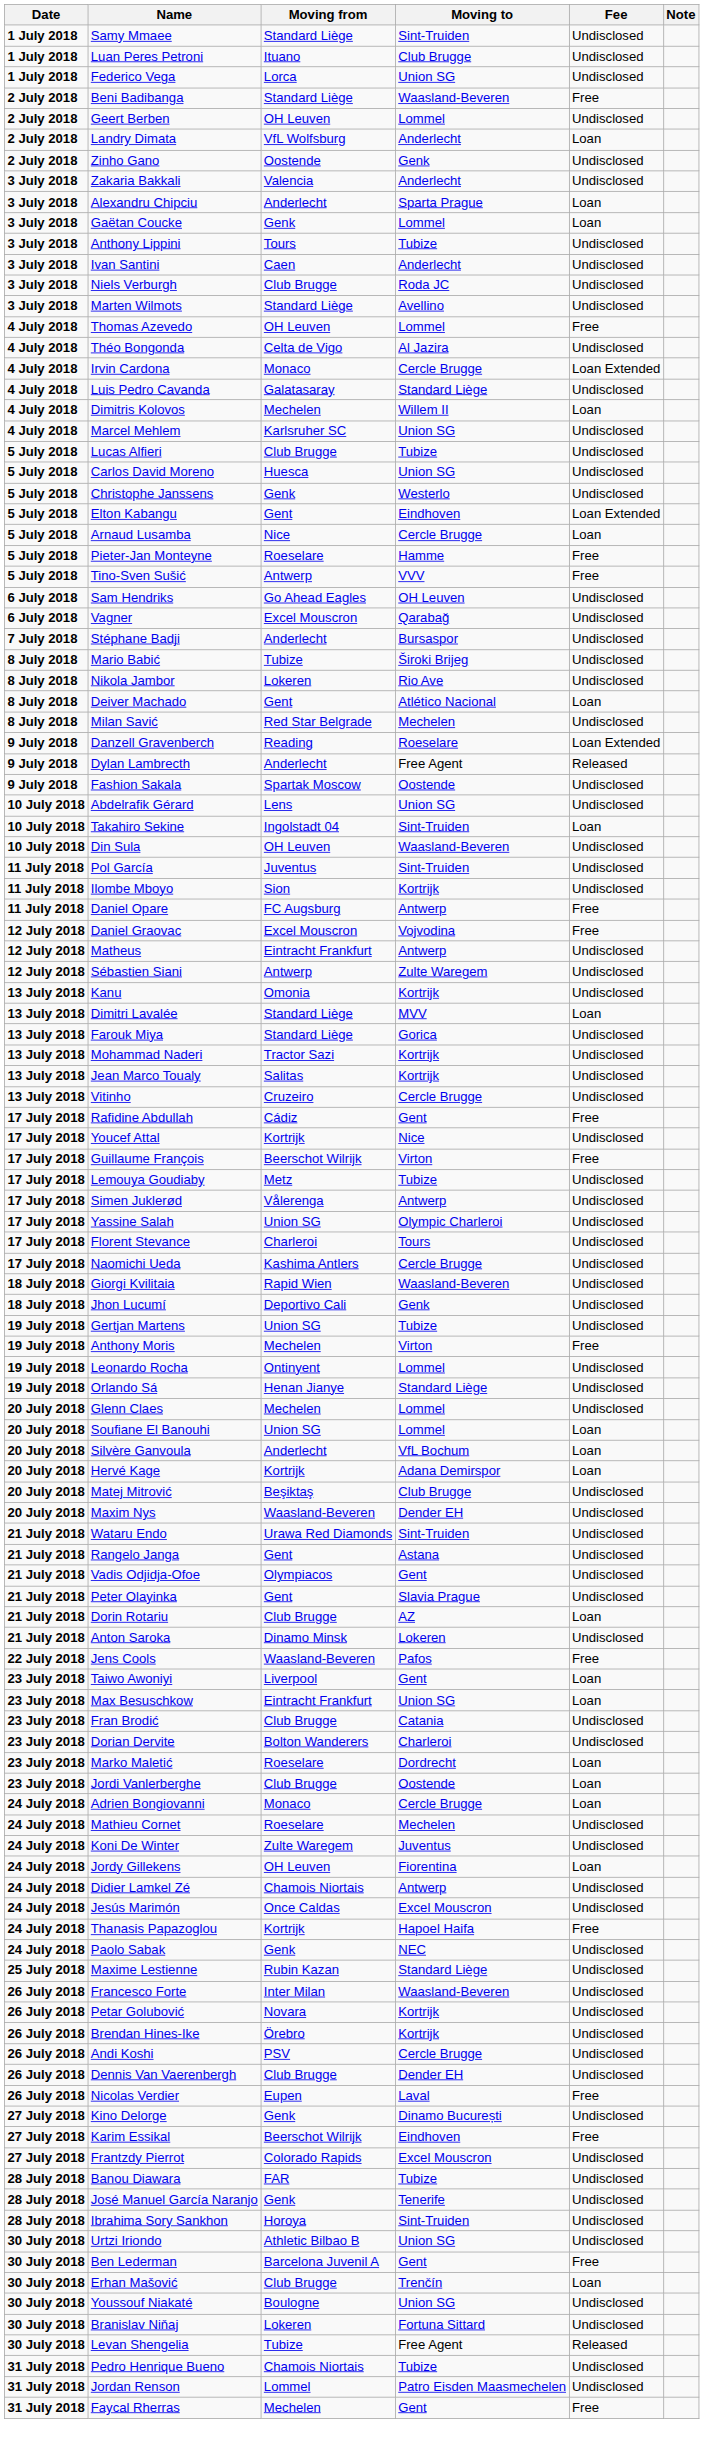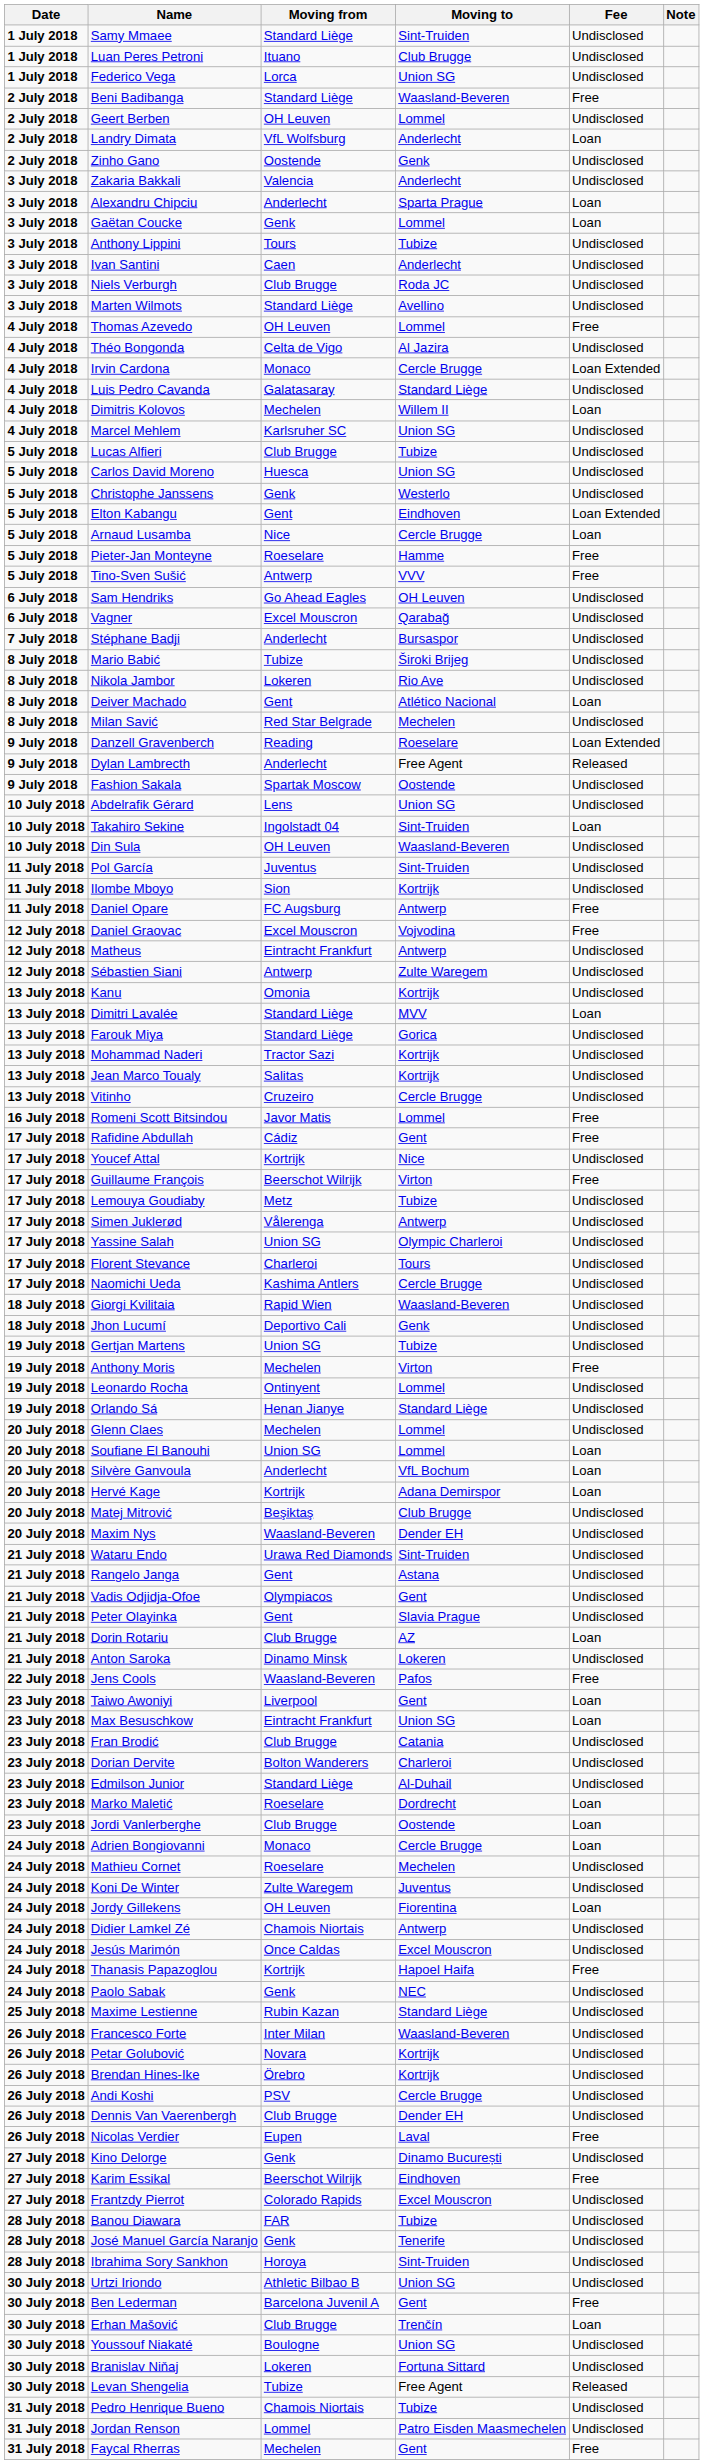+ row: (159, 1117)
+ row: (137, 1783)
